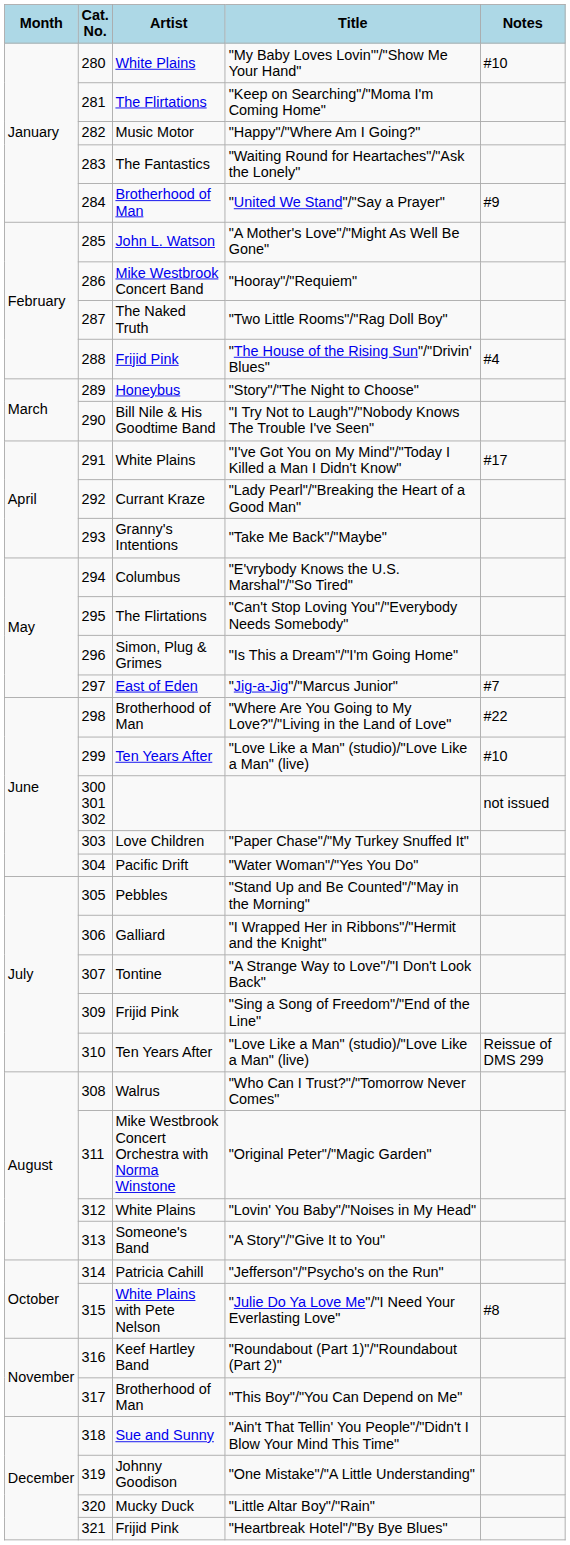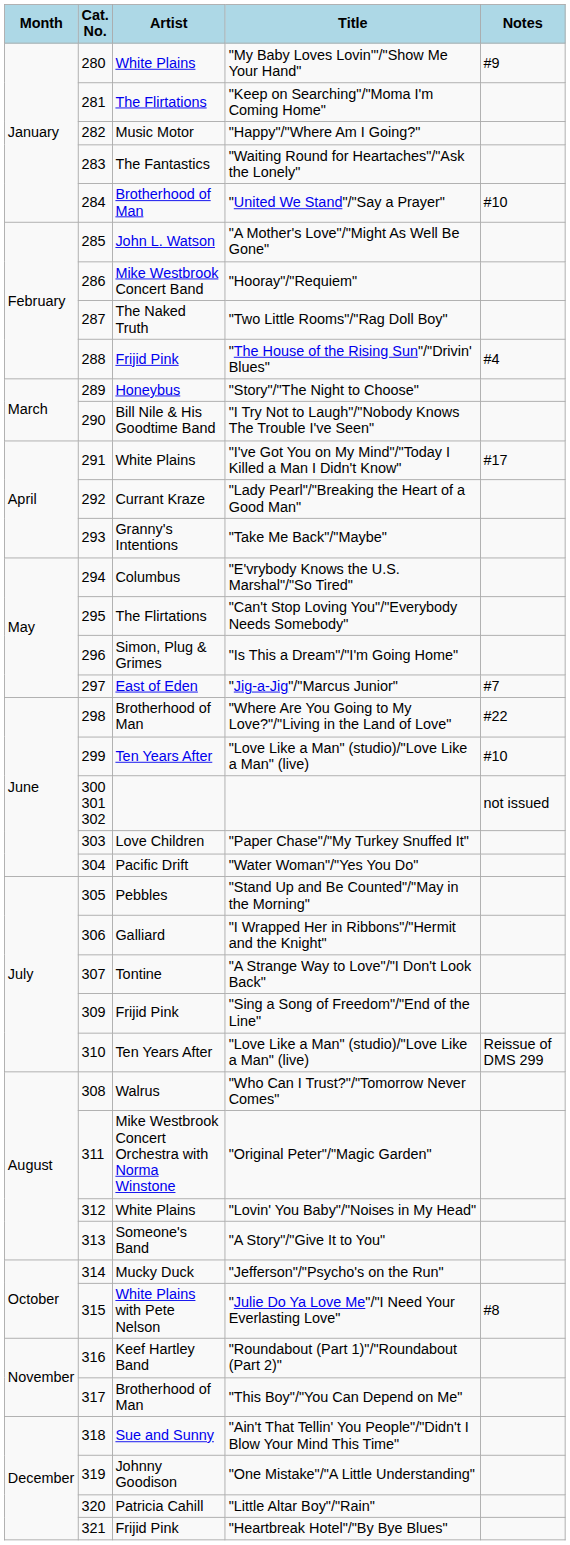(496, 63) #10 -> (492, 63) #9
(492, 203) #9 -> (496, 203) #10
(159, 1271) Patricia Cahill -> (155, 1271) Mucky Duck
(155, 1505) Mucky Duck -> (159, 1505) Patricia Cahill
